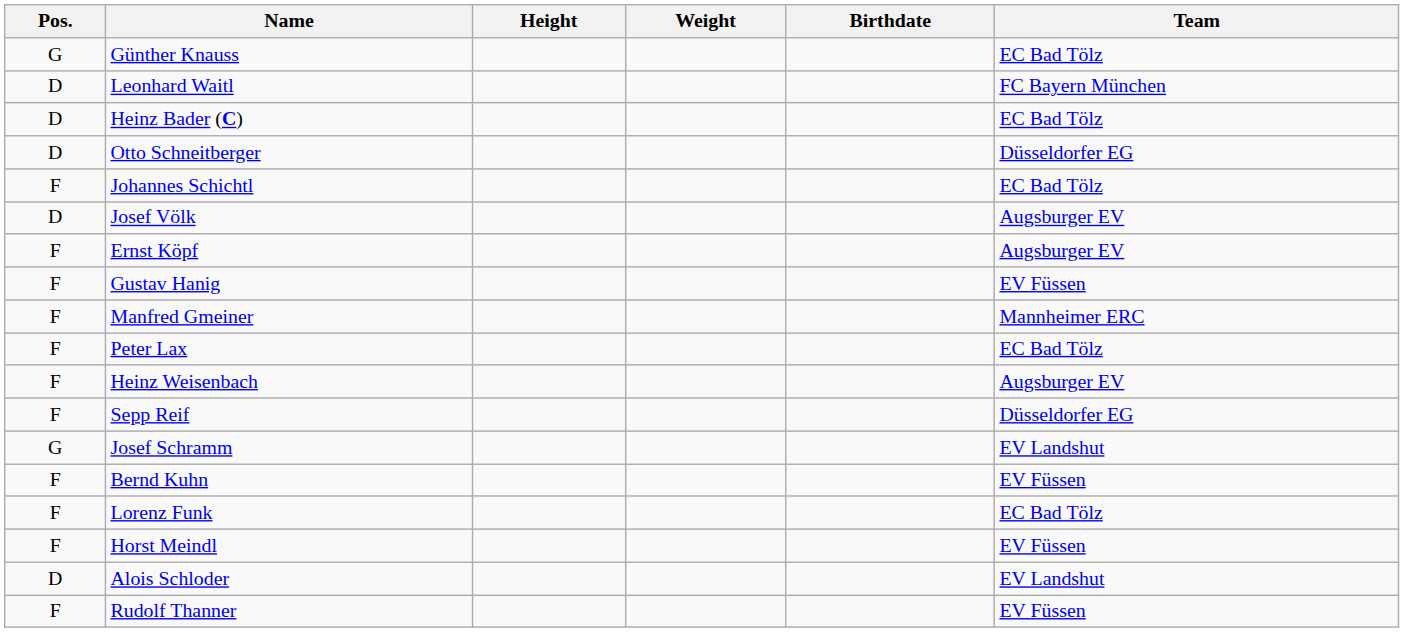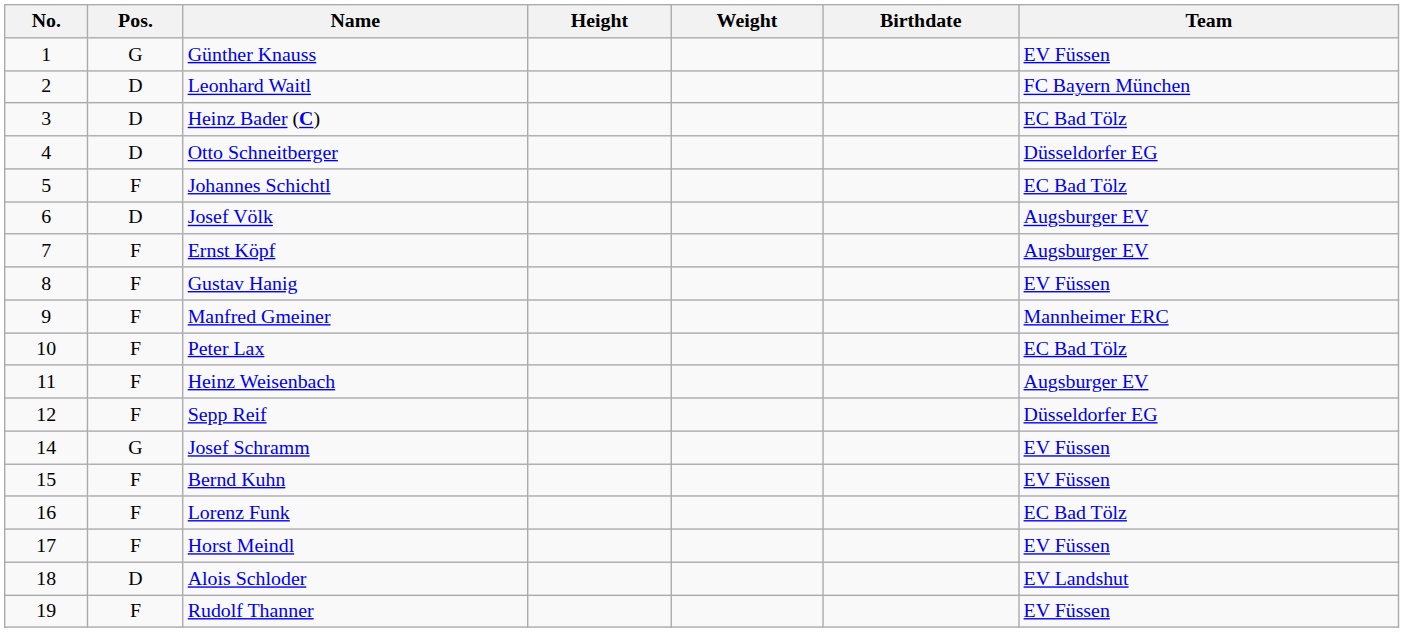+ column: (46, 21)
(1051, 54) EC Bad Tölz -> (1067, 54) EV Füssen
(1052, 447) EV Landshut -> (1067, 447) EV Füssen
